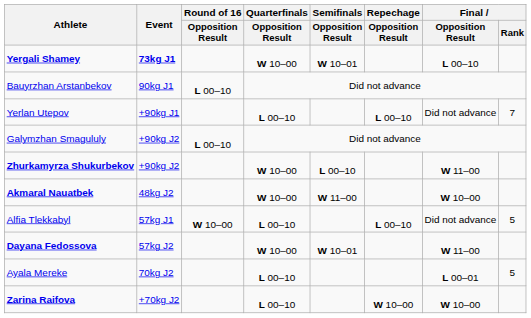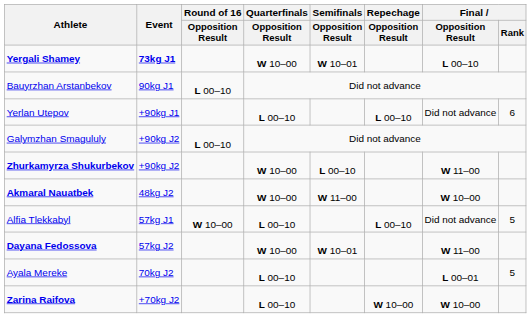(512, 112) 7 -> (512, 112) 6
